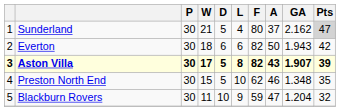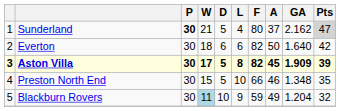(189, 30) normal -> (189, 30) bold
(298, 47) 1.943 -> (298, 47) 1.640
(274, 64) 43 -> (274, 64) 45
(298, 64) 1.907 -> (298, 64) 1.909
(257, 81) 62 -> (257, 81) 66
(206, 98) no background -> (206, 98) lightblue background
(274, 98) 47 -> (274, 98) 49
